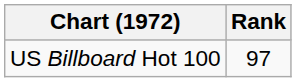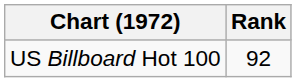(259, 58) 97 -> (259, 58) 92
